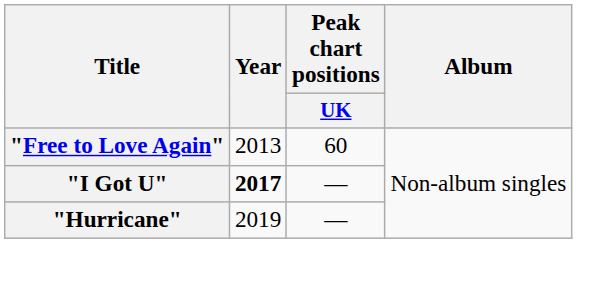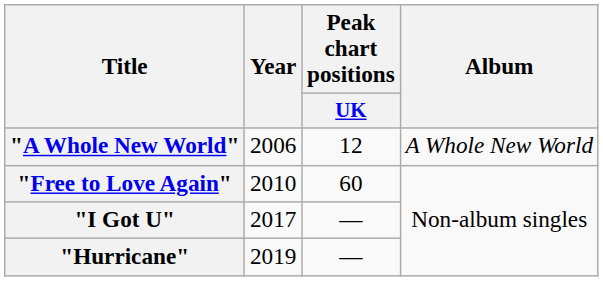+ row: (125, 146)
(258, 146) 2013 -> (273, 183) 2010
(258, 183) bold -> (273, 219) normal
